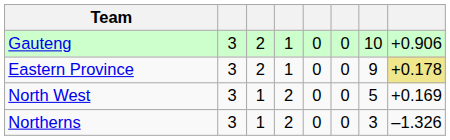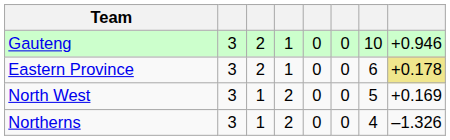(417, 43) +0.906 -> (417, 43) +0.946
(373, 69) 9 -> (373, 69) 6
(373, 122) 3 -> (373, 122) 4
